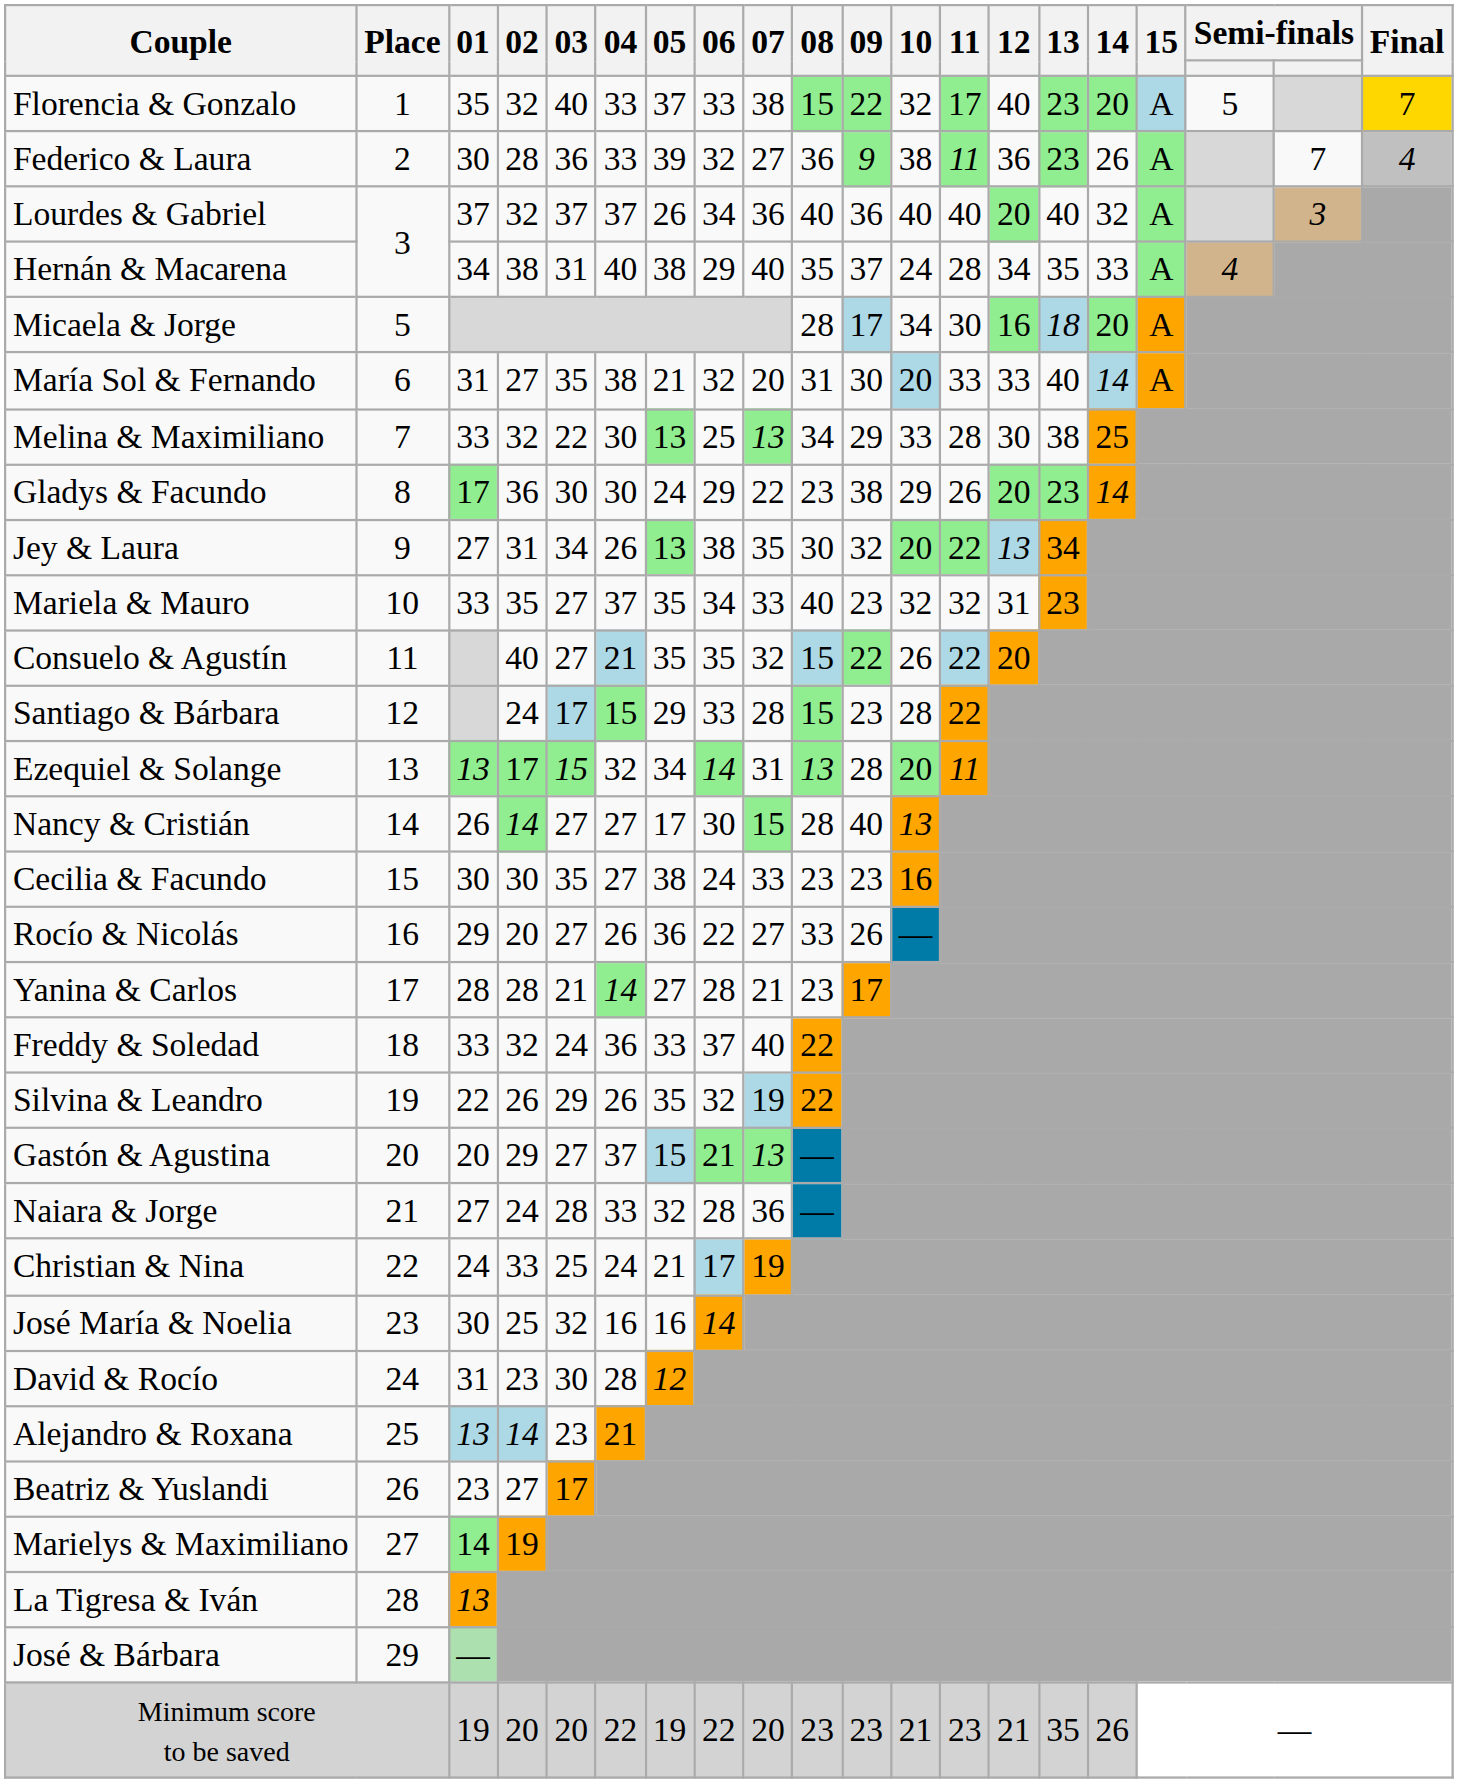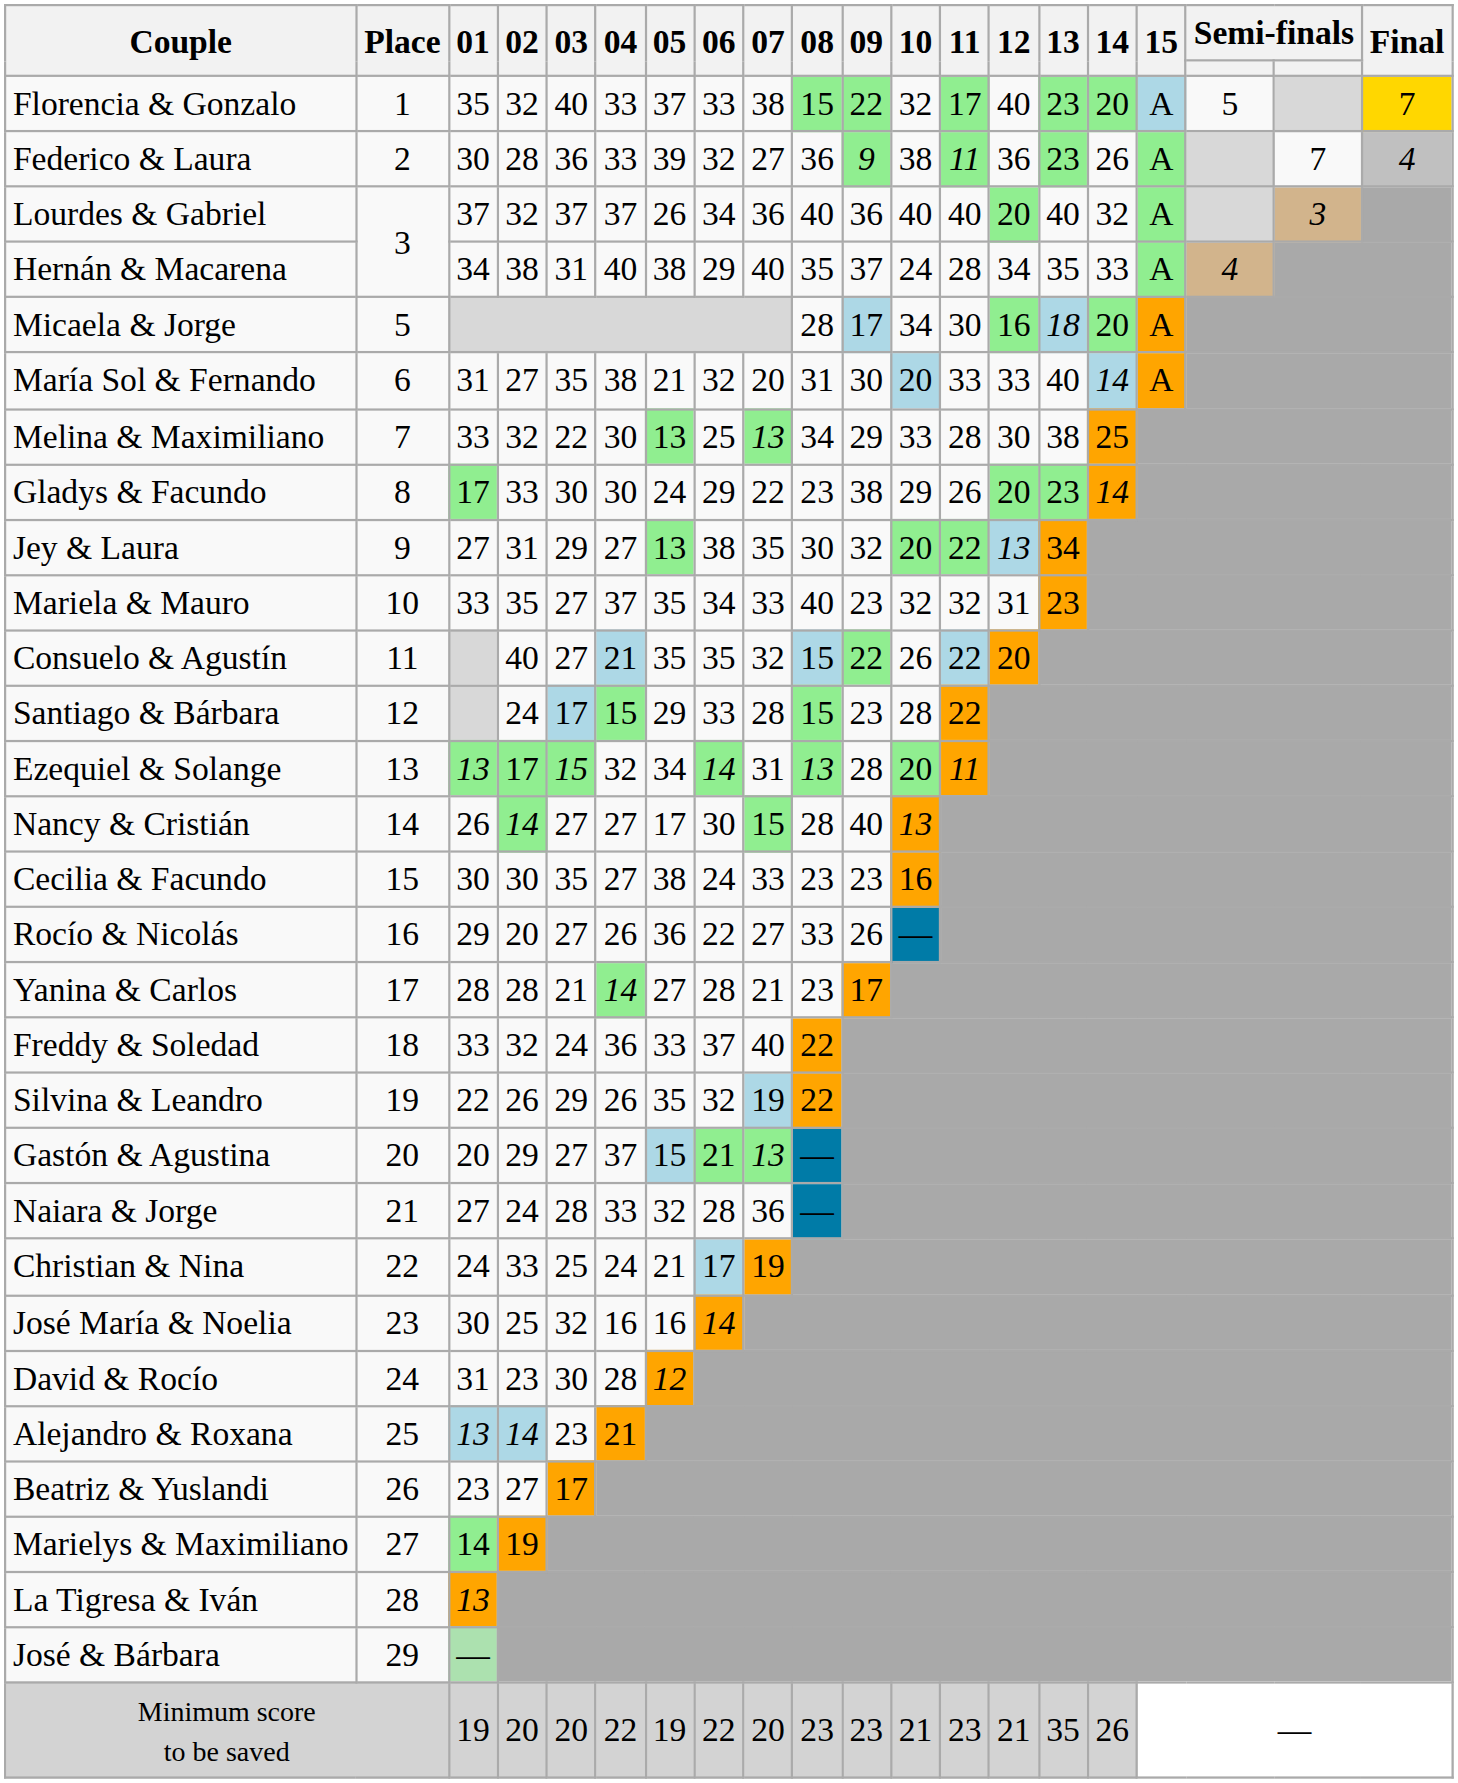(522, 491) 36 -> (522, 491) 33
(571, 546) 34 -> (571, 546) 29
(620, 546) 26 -> (620, 546) 27
